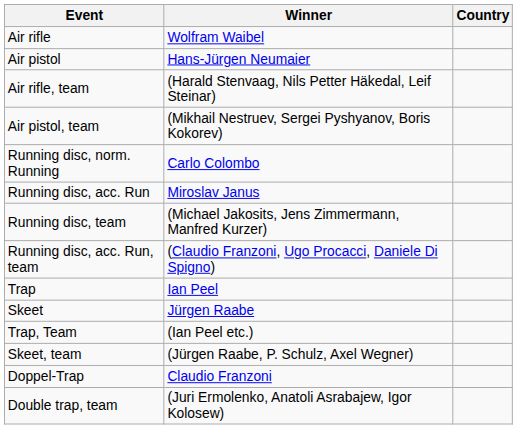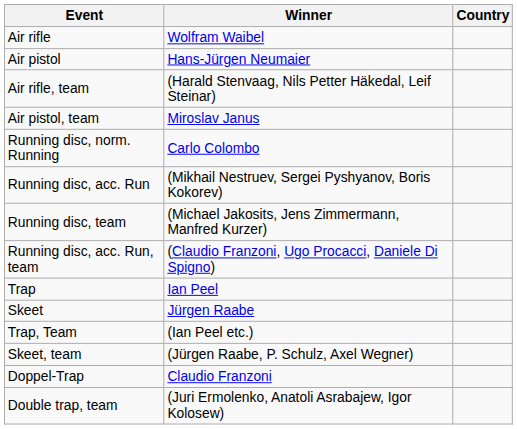(299, 126) (Mikhail Nestruev, Sergei Pyshyanov, Boris Kokorev) -> (213, 119) Miroslav Janus
(213, 193) Miroslav Janus -> (299, 185) (Mikhail Nestruev, Sergei Pyshyanov, Boris Kokorev)
